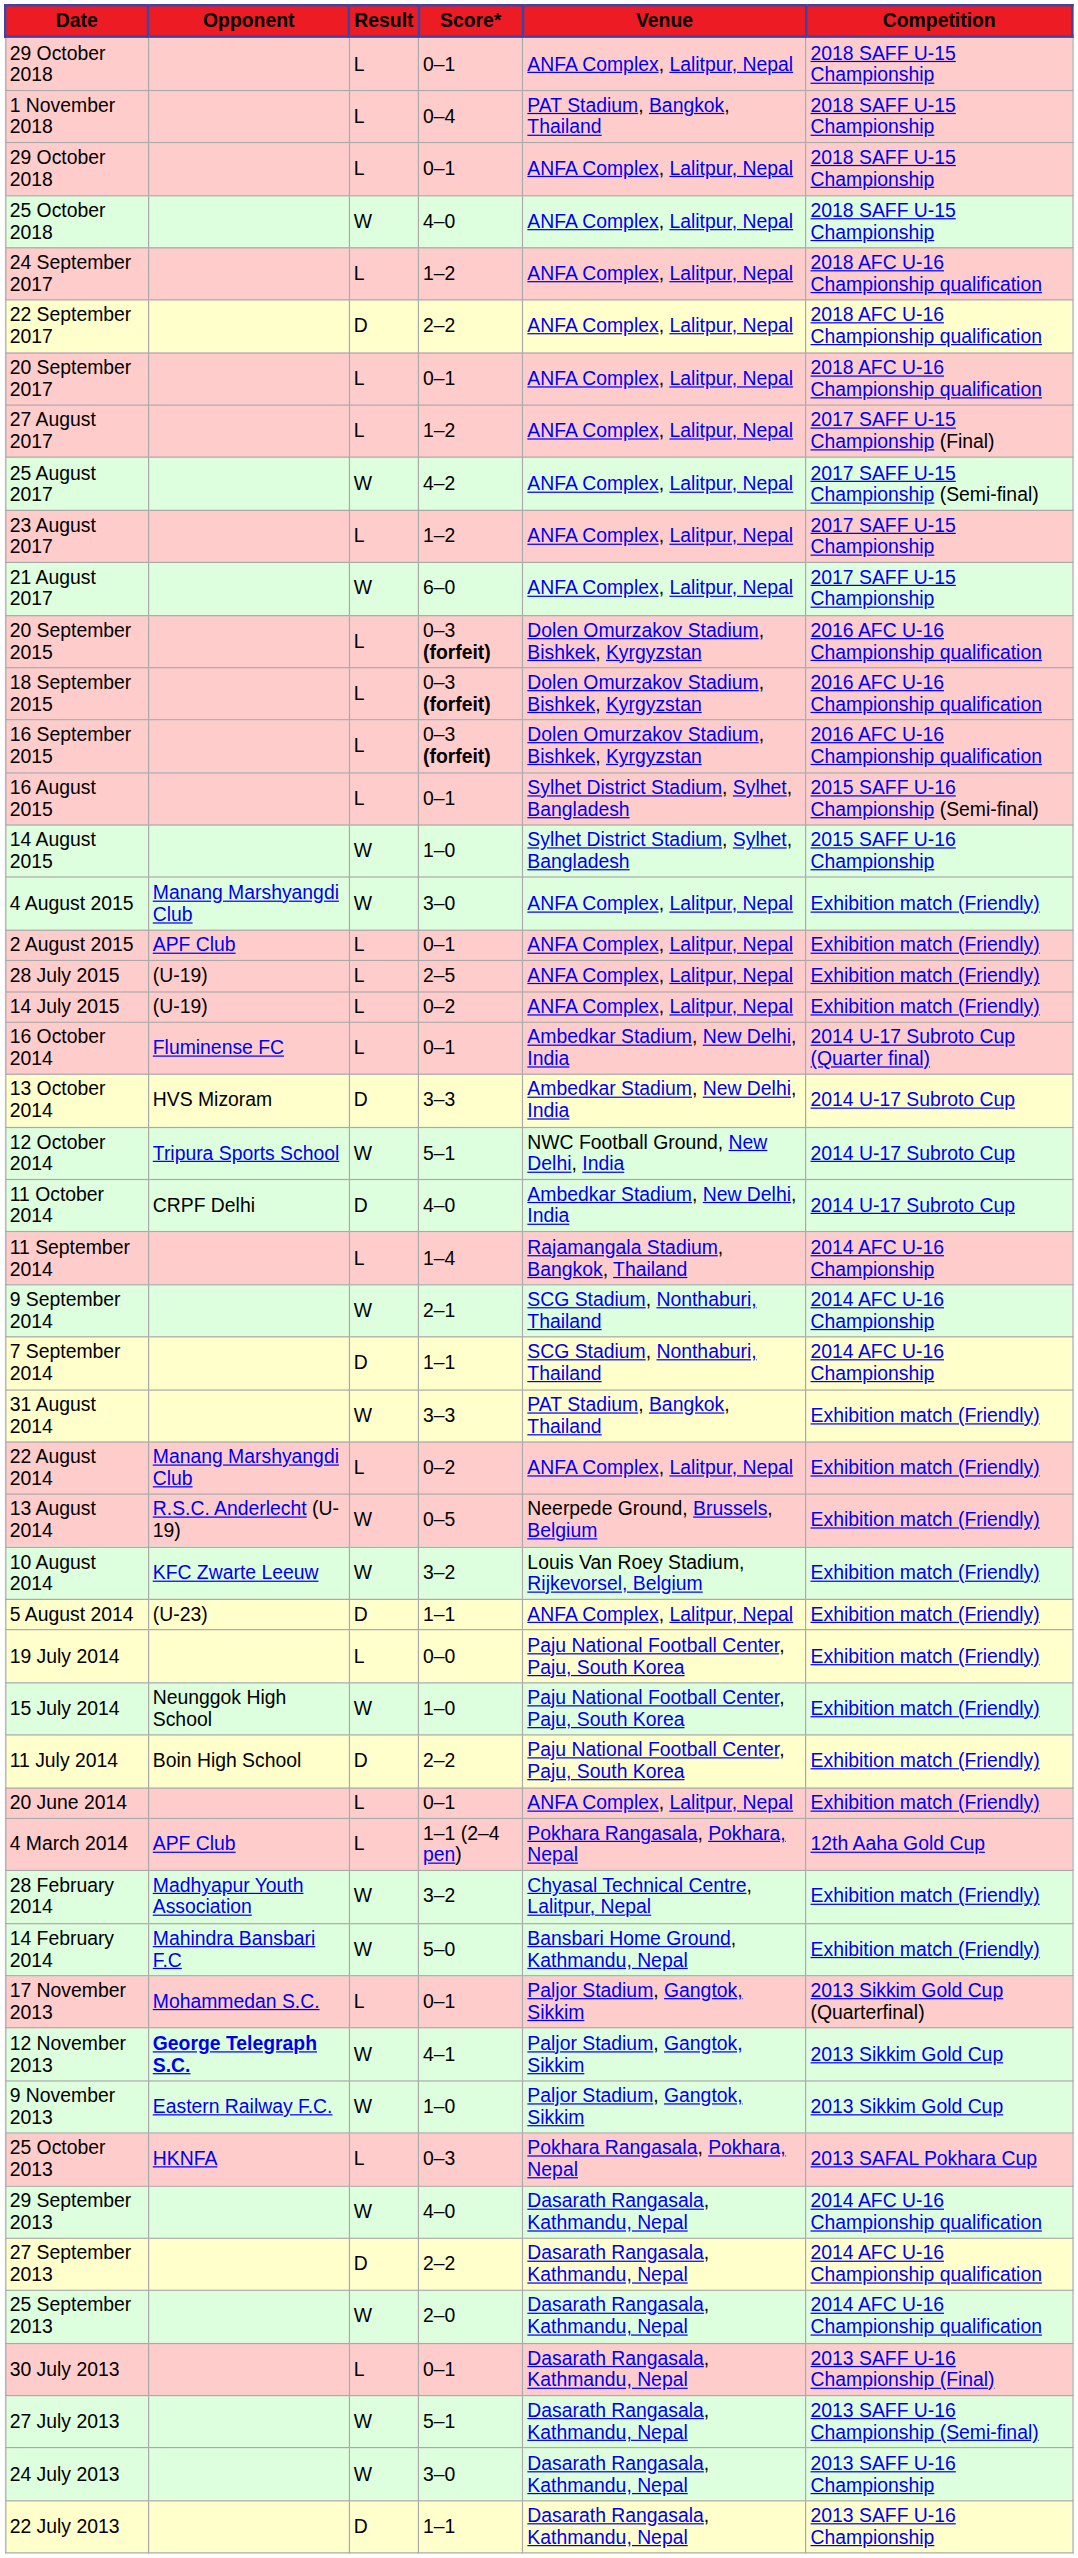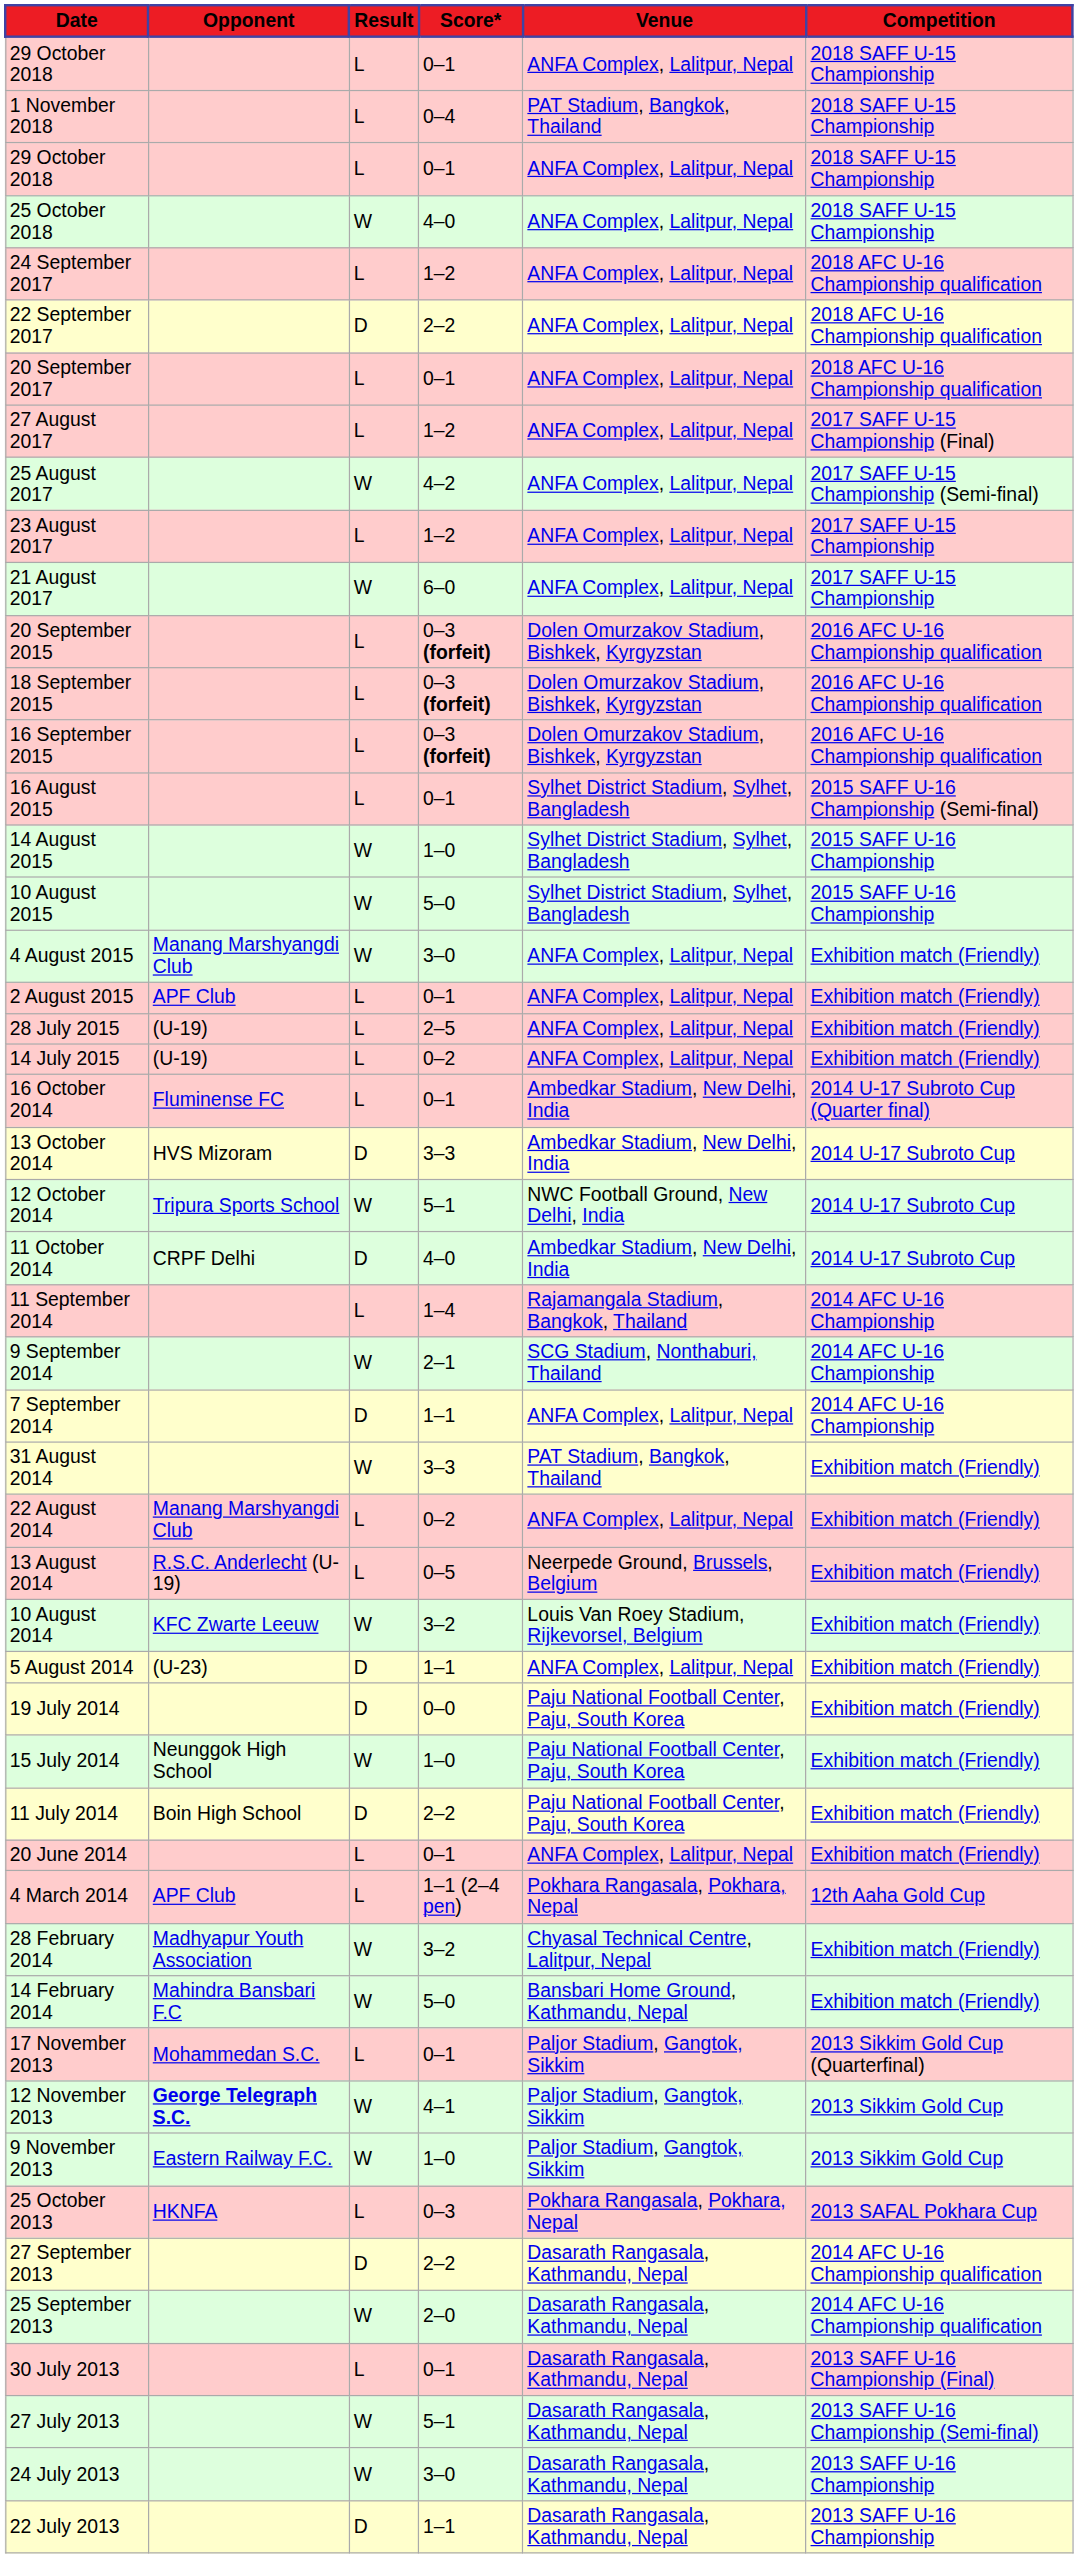+ row: (53, 903)
(642, 1363) SCG Stadium, Nonthaburi, Thailand -> (660, 1415) ANFA Complex, Lalitpur, Nepal
(363, 1520) W -> (359, 1573) L
(359, 1656) L -> (361, 1708) D
- row: (70, 2211)
